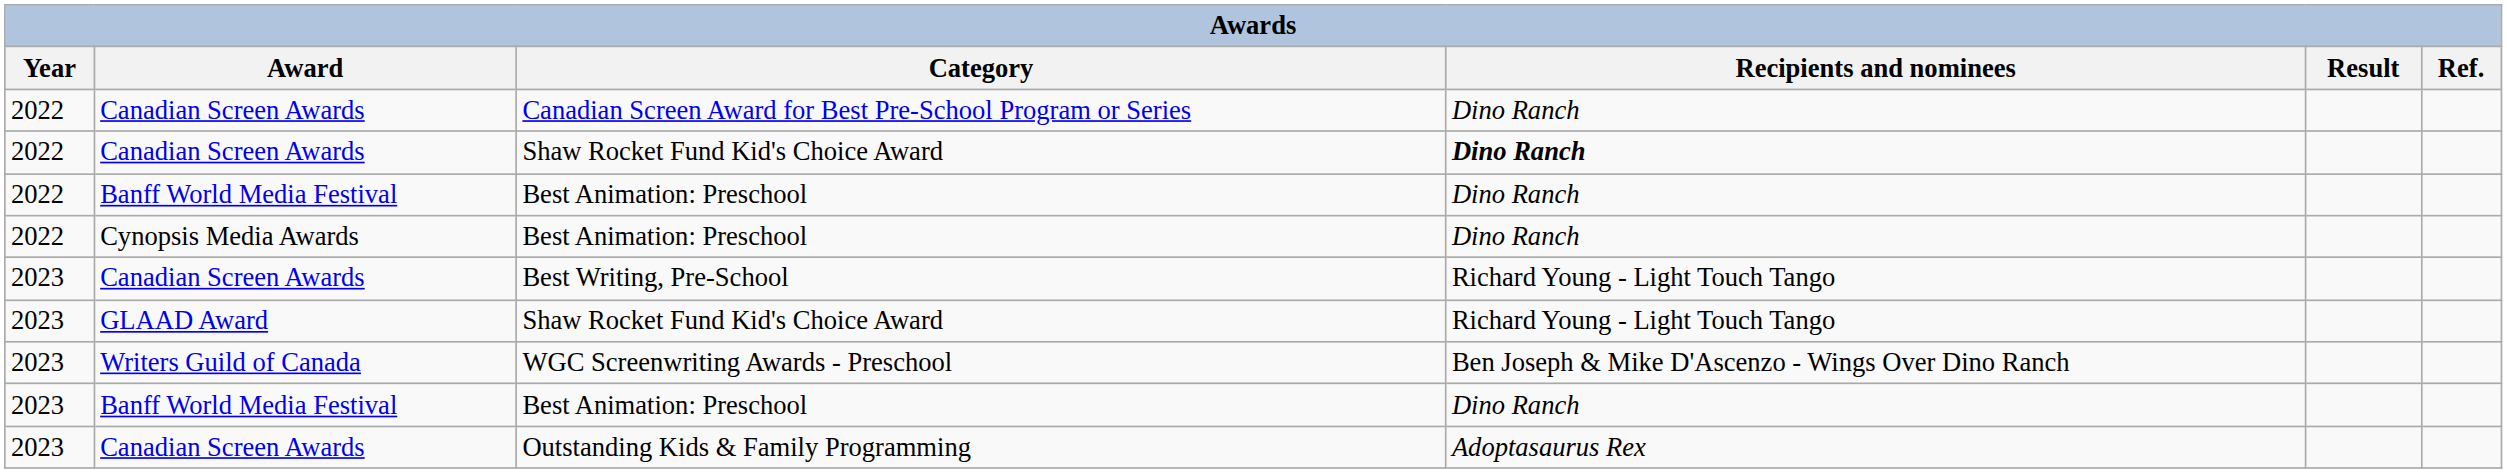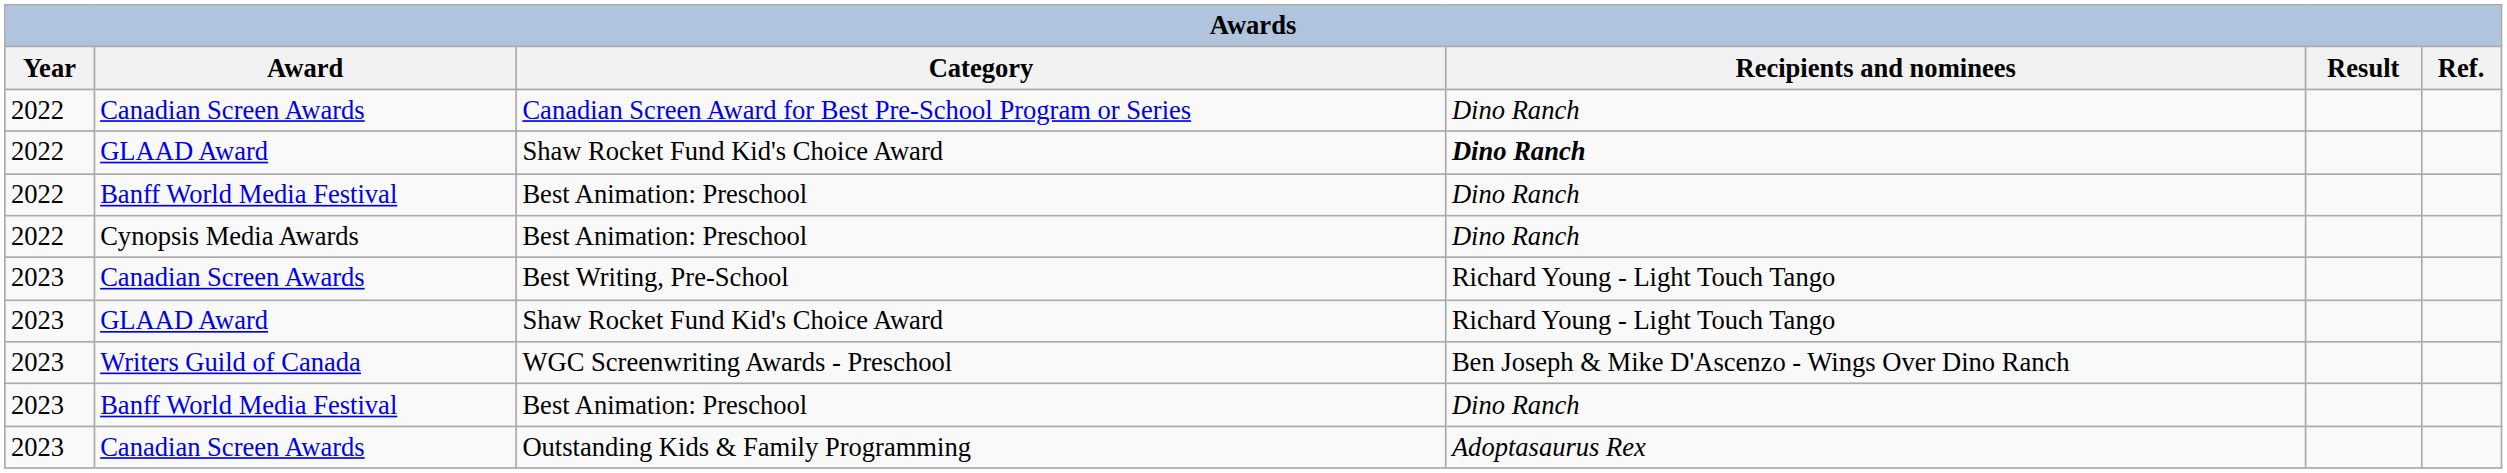(232, 151) Canadian Screen Awards -> (184, 151) GLAAD Award
